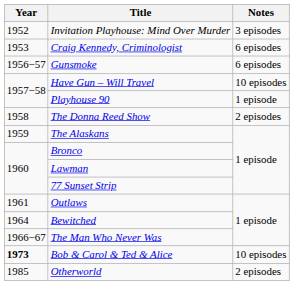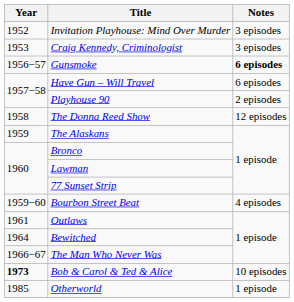(258, 47) 6 episodes -> (258, 47) 3 episodes
(258, 64) normal -> (259, 64) bold
(261, 82) 10 episodes -> (258, 82) 6 episodes
(256, 99) 1 episode -> (258, 99) 2 episodes
(258, 116) 2 episodes -> (261, 116) 12 episodes
+ row: (95, 202)
(258, 271) 2 episodes -> (256, 289) 1 episode
